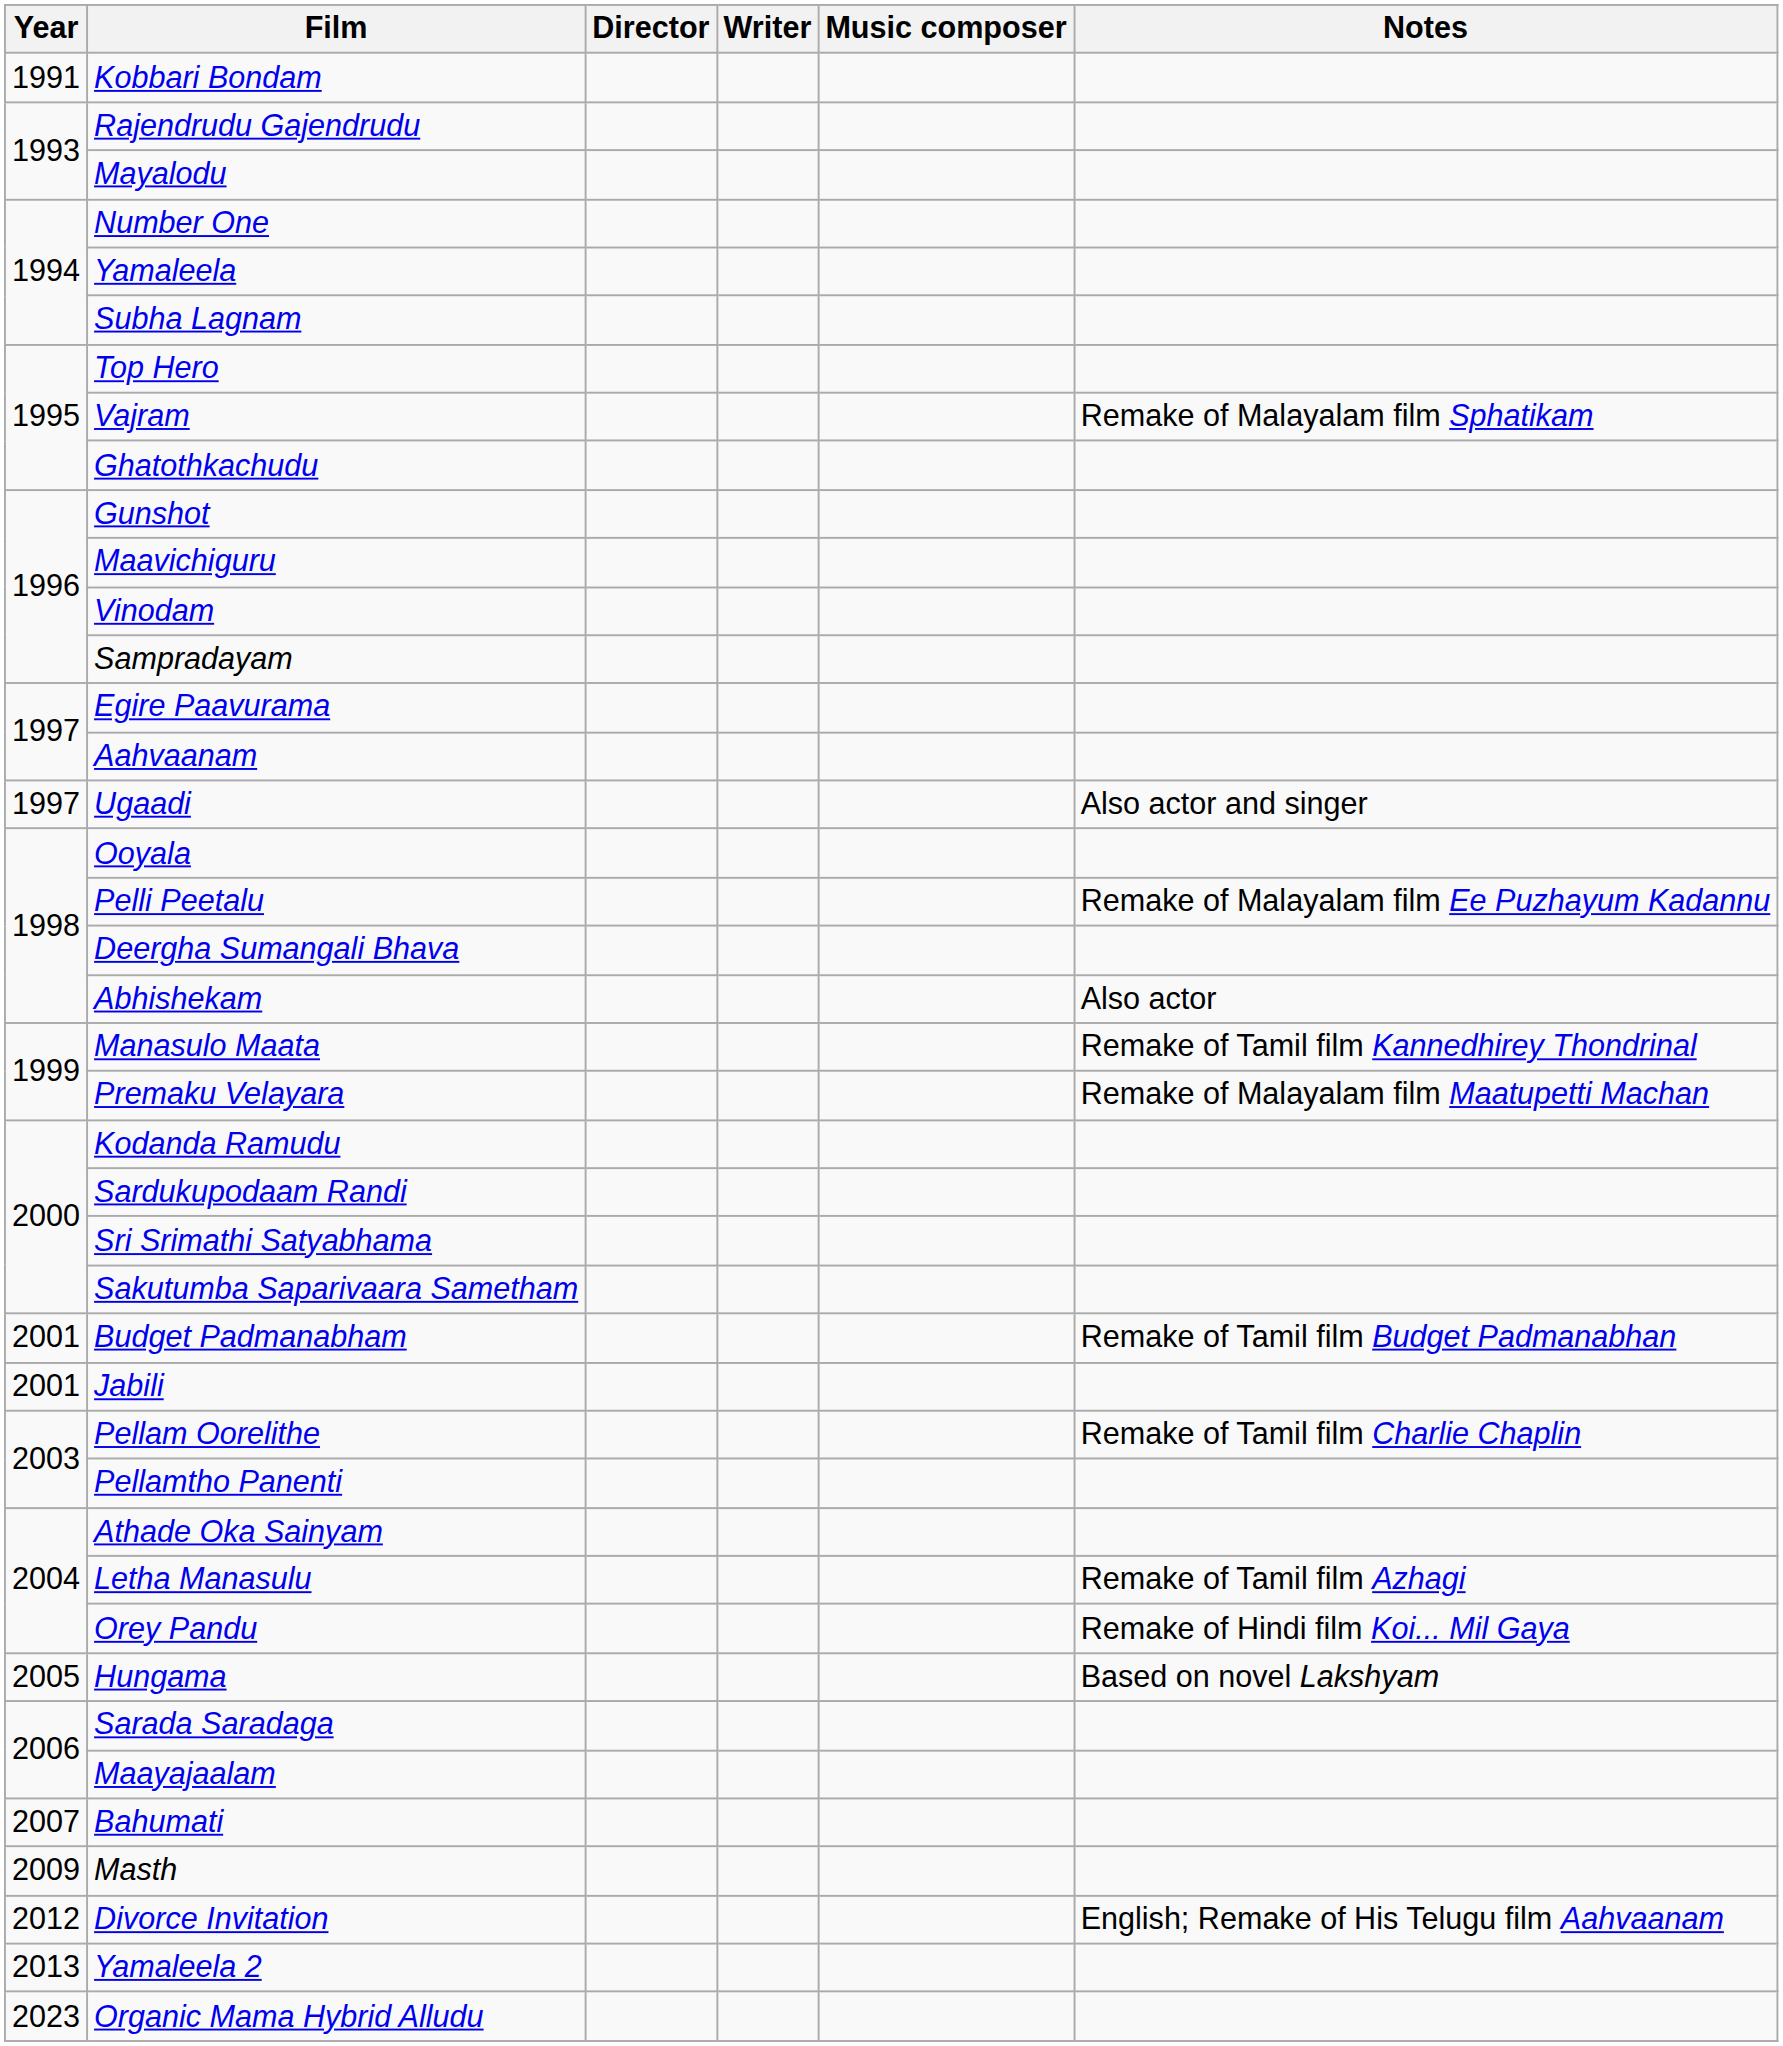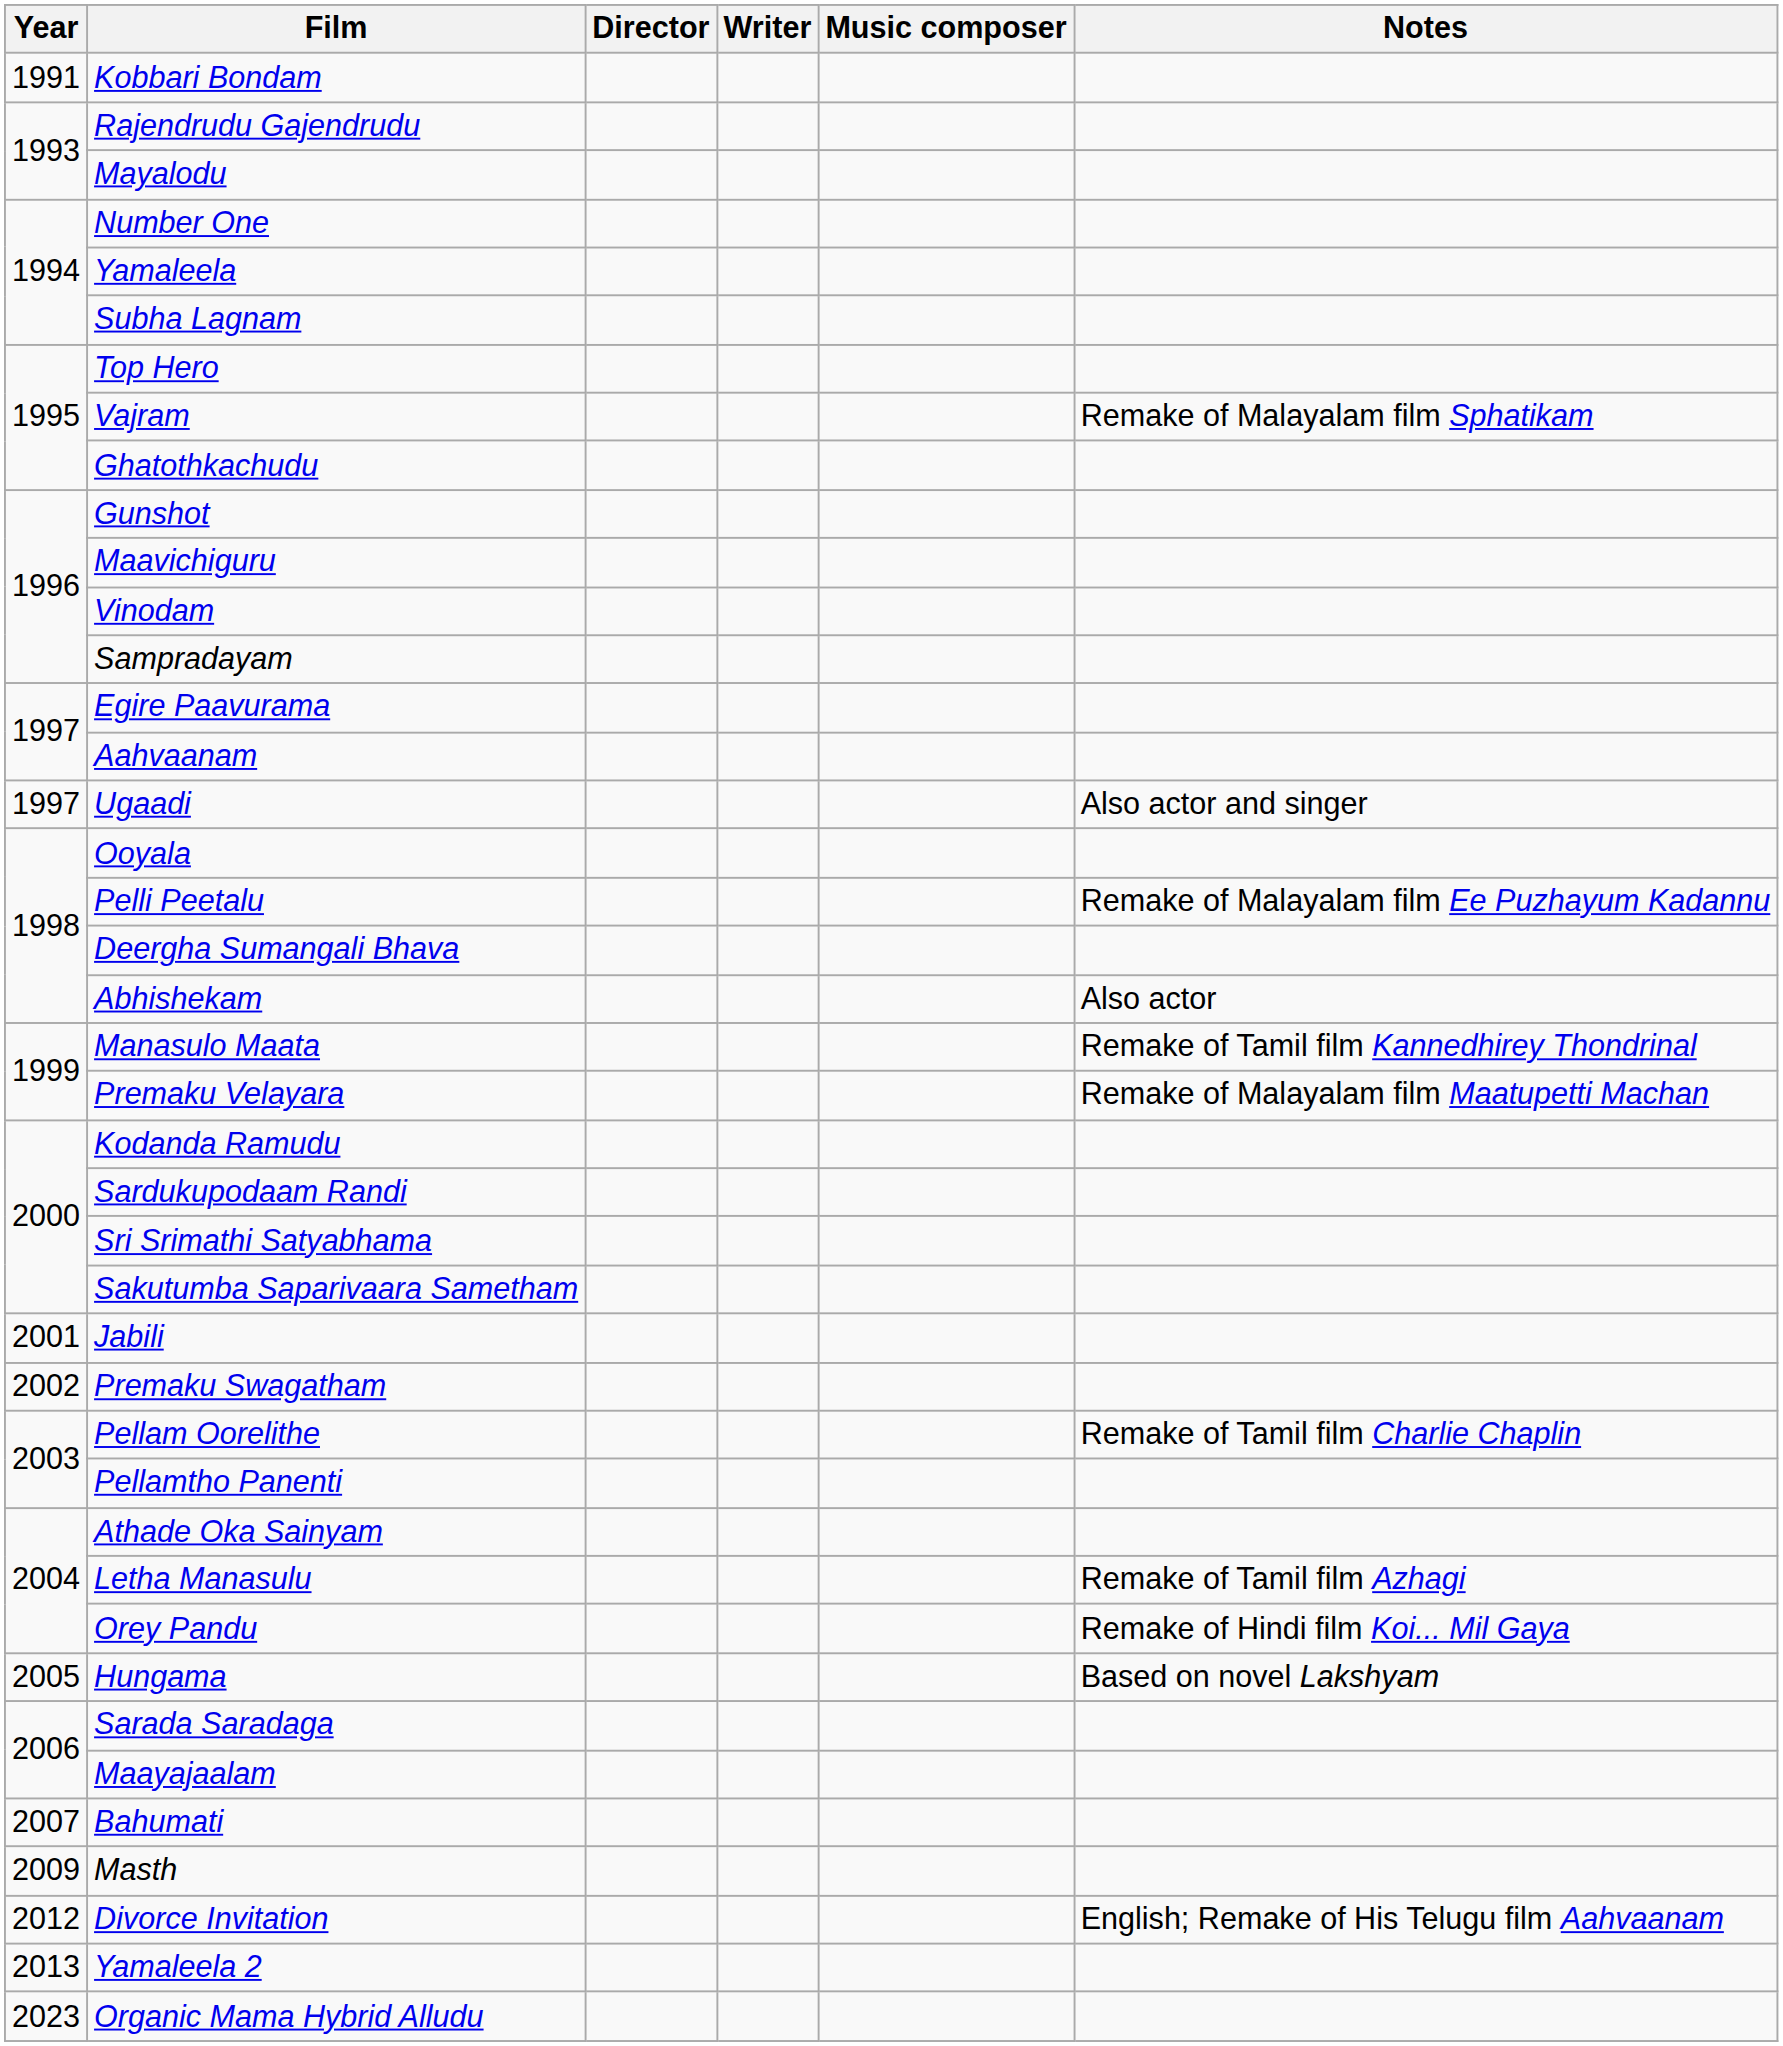- row: (250, 1337)
+ row: (240, 1385)
